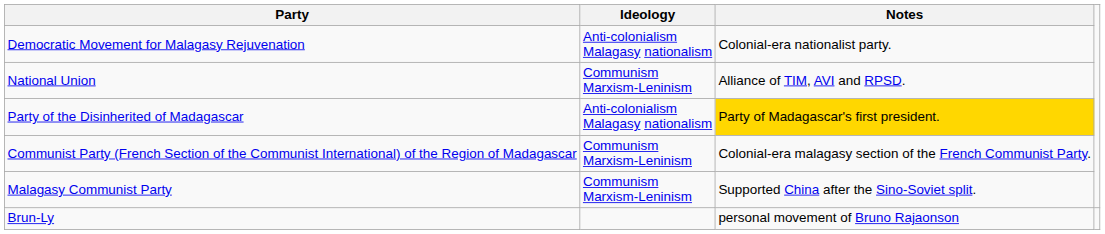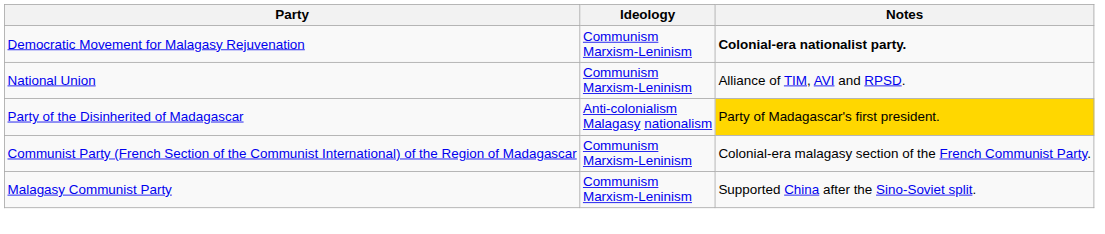(648, 44) Anti-colonialism Malagasy nationalism -> (637, 44) Communism Marxism-Leninism
(805, 44) normal -> (812, 44) bold
- row: (31, 218)
